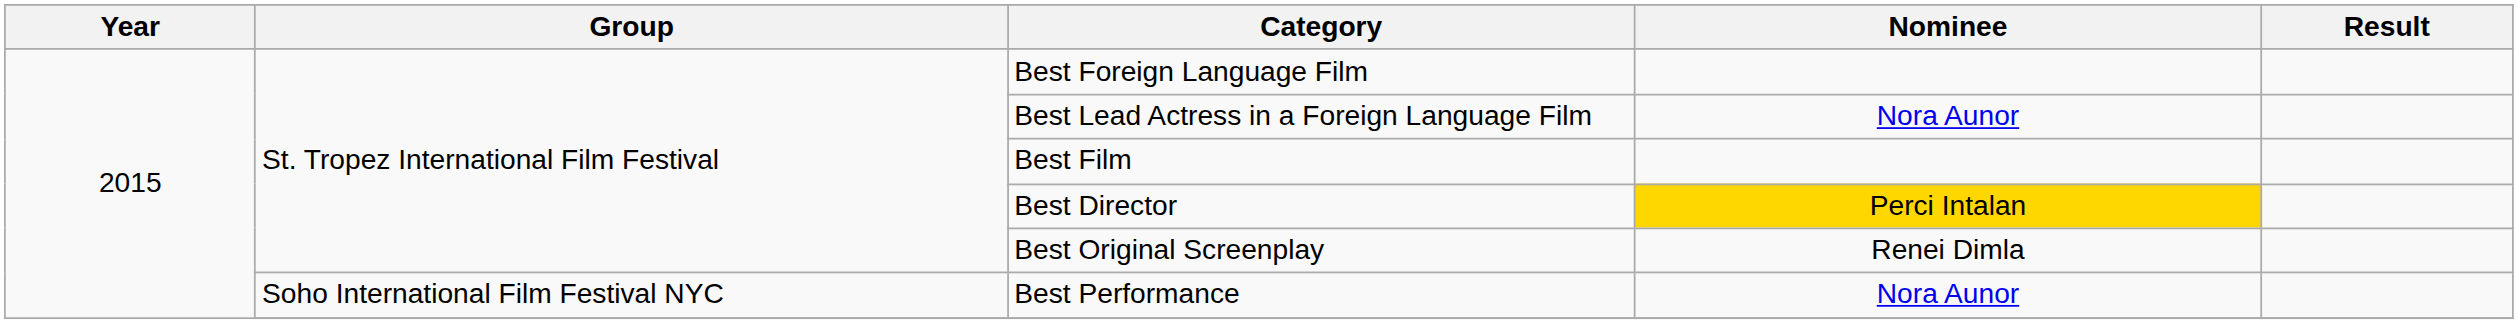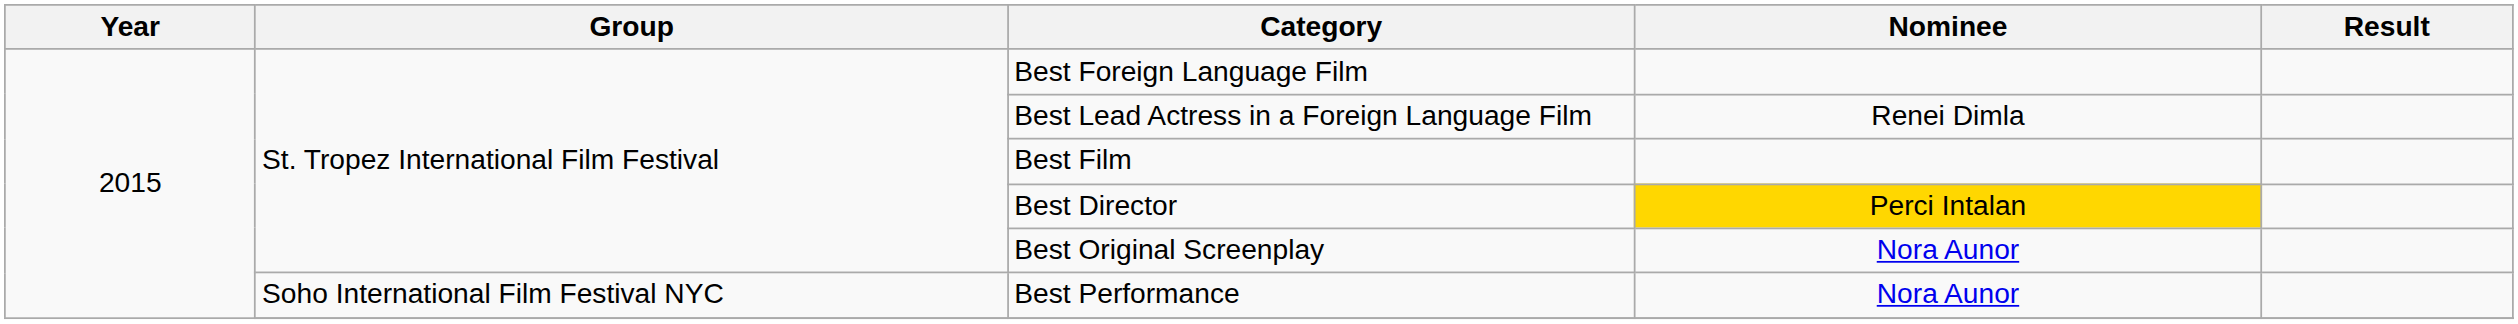(1948, 116) Nora Aunor -> (1948, 116) Renei Dimla
(1948, 250) Renei Dimla -> (1948, 250) Nora Aunor
